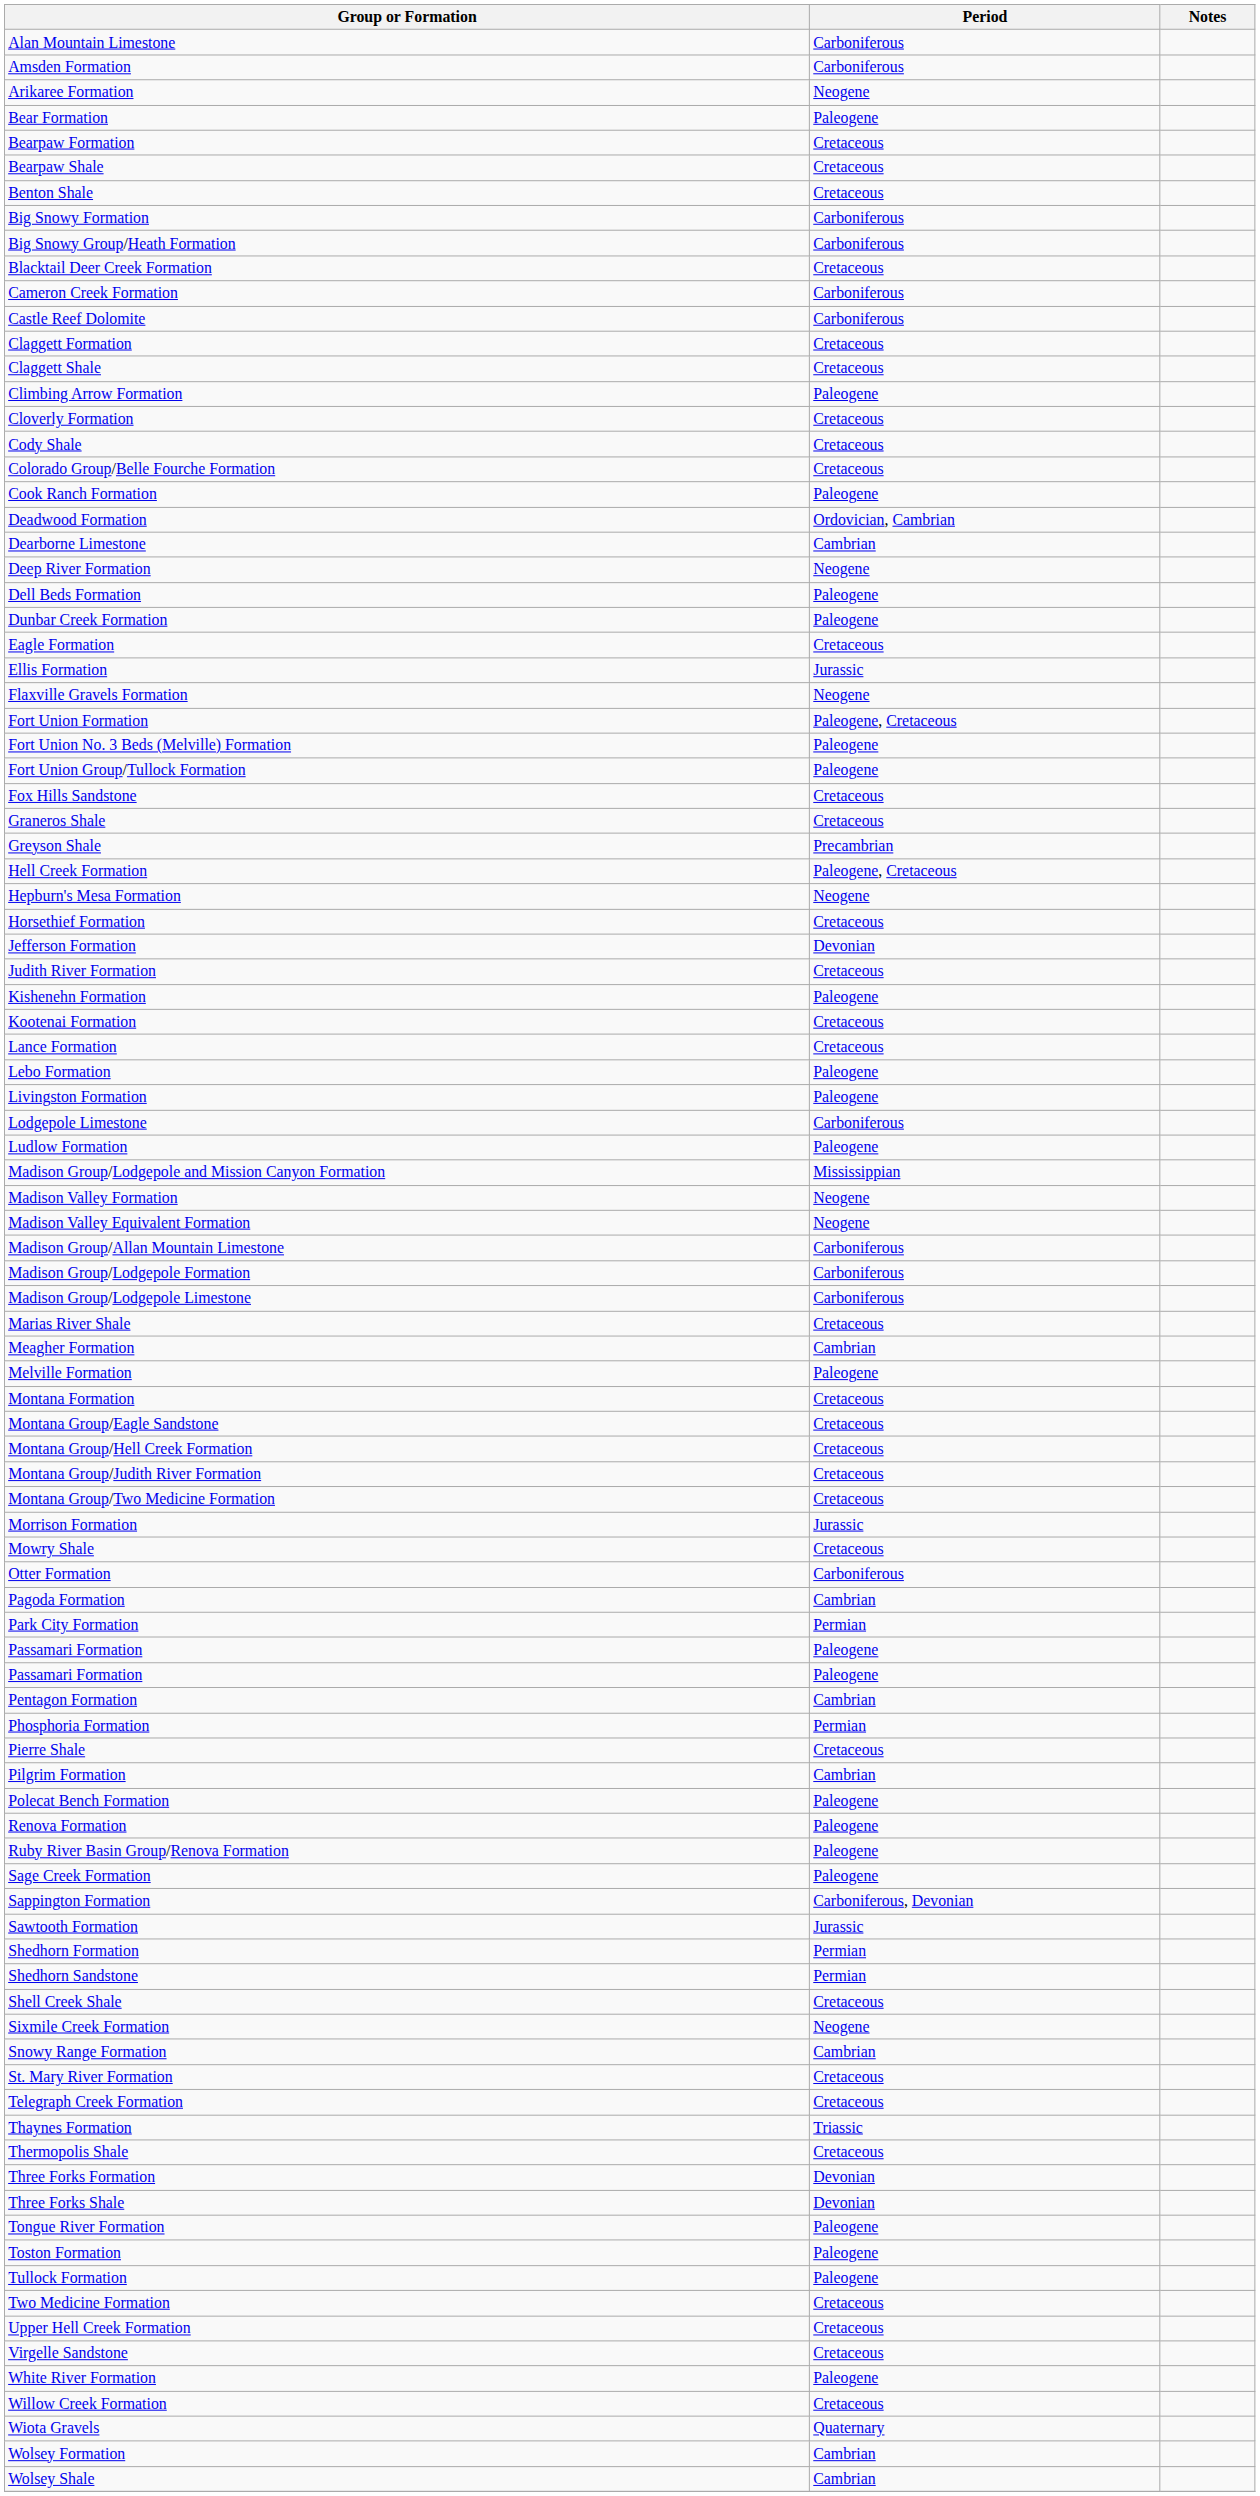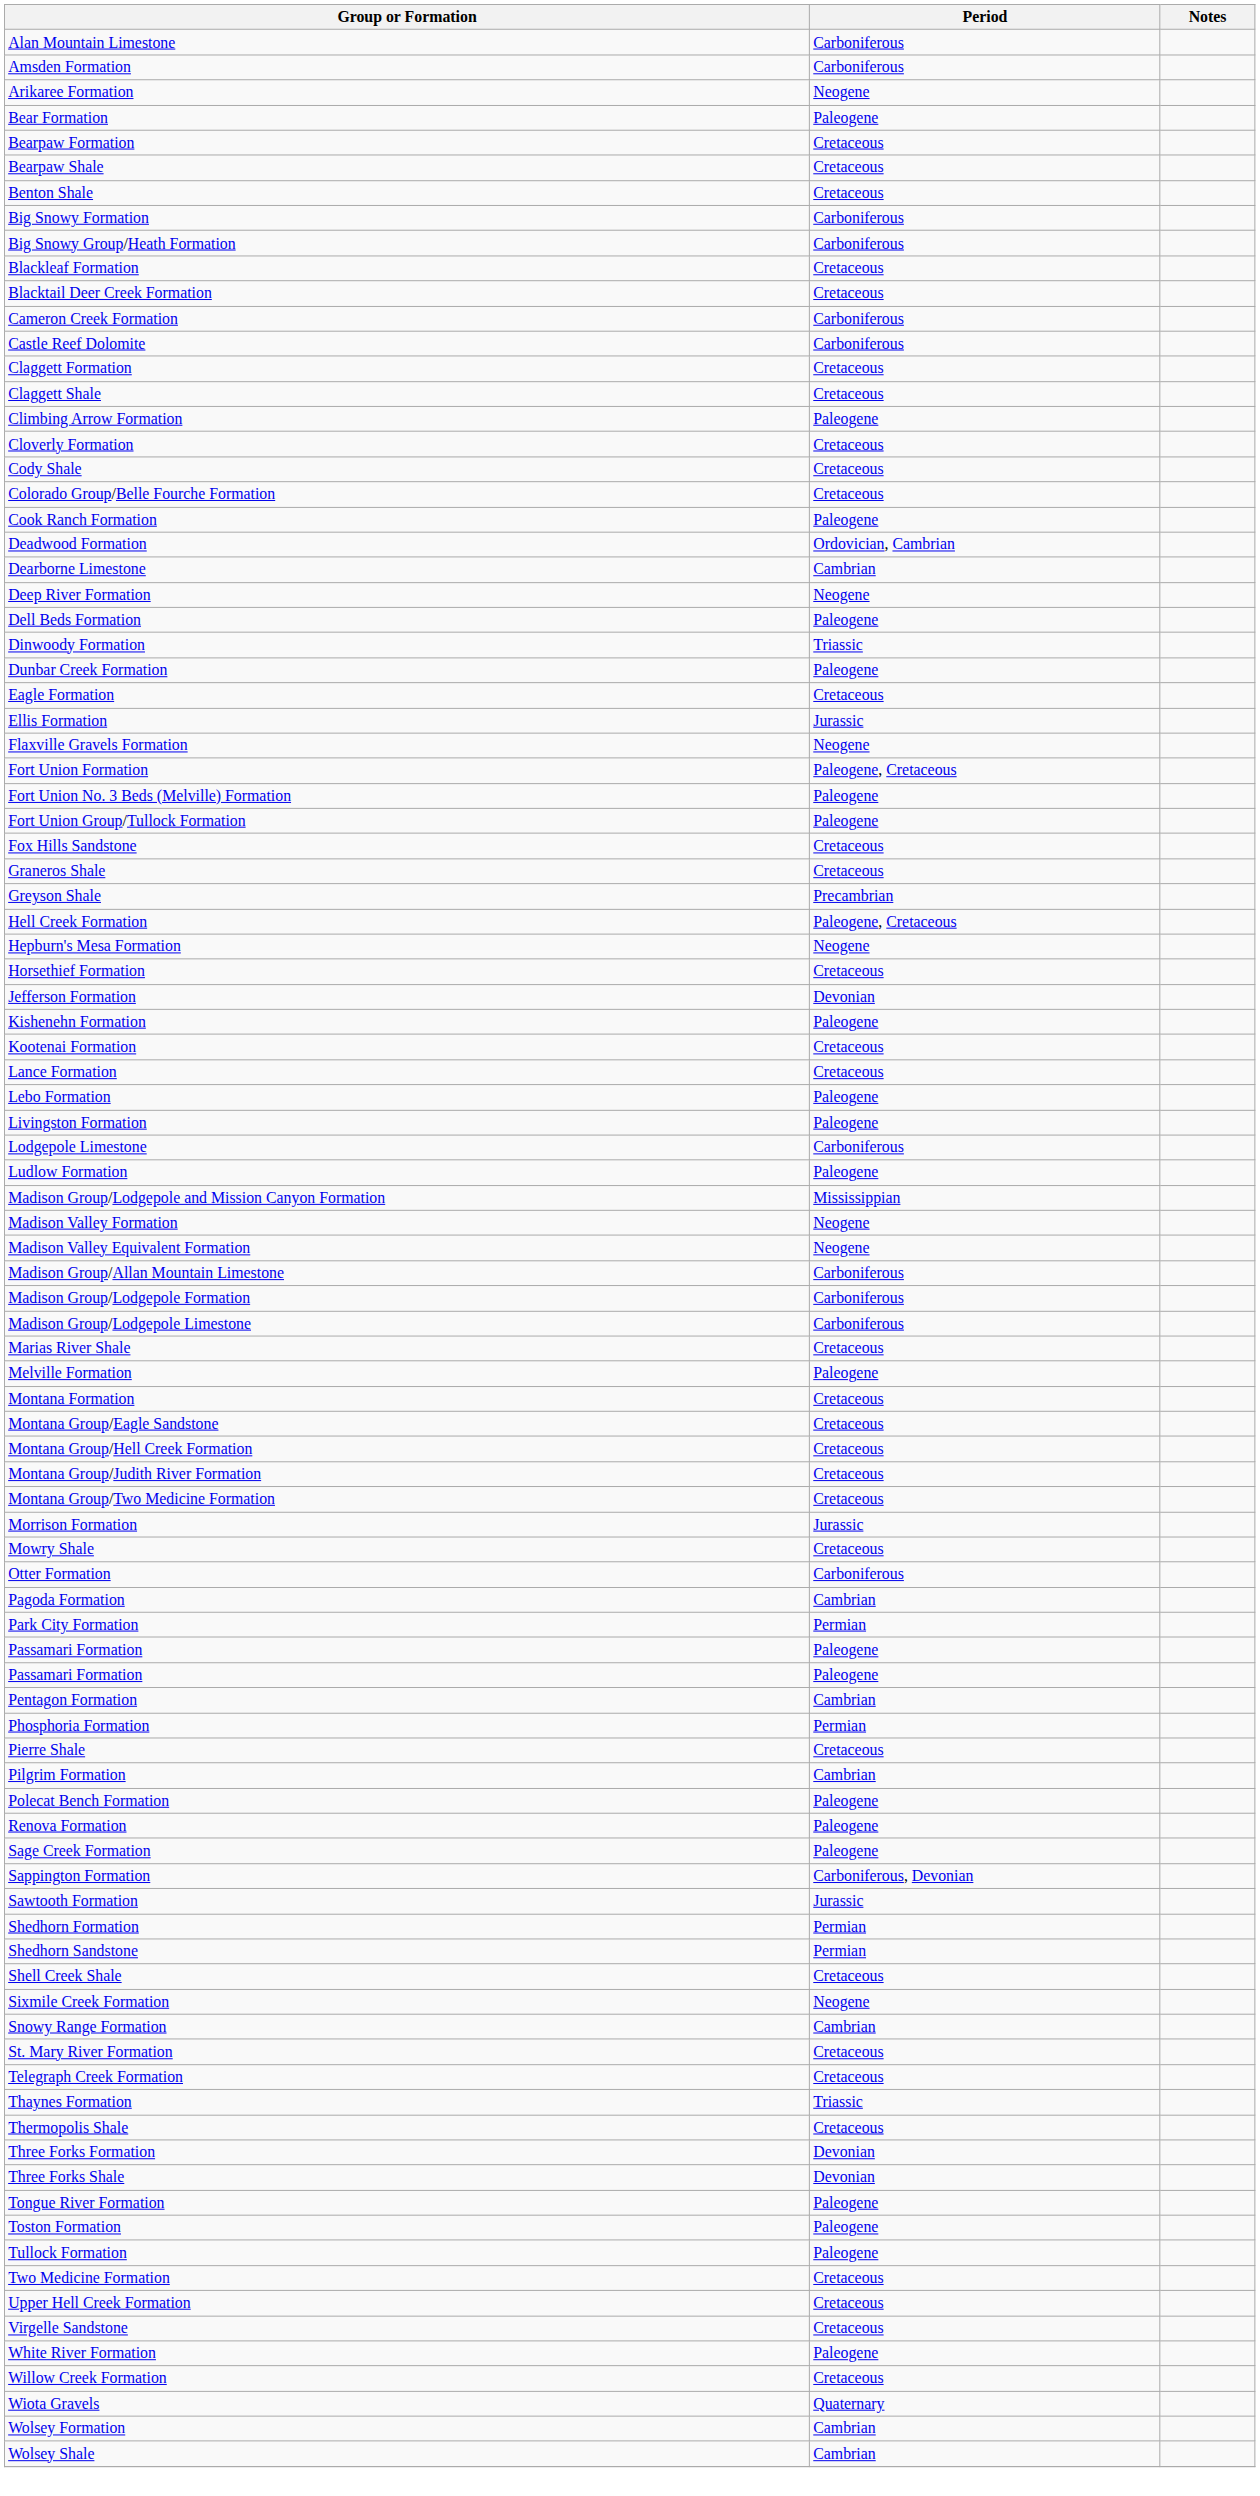+ row: (73, 268)
+ row: (77, 645)
- row: (82, 971)
- row: (71, 1348)
- row: (149, 1850)
